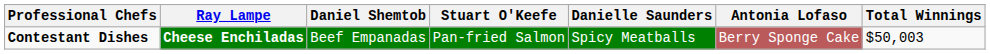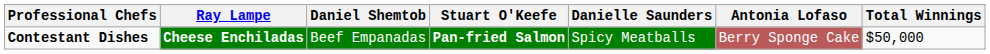(499, 38) normal -> (499, 38) bold
(895, 38) $50,003 -> (895, 38) $50,000
